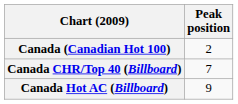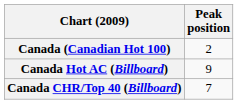rows swapped: (94, 68) <-> (94, 88)
